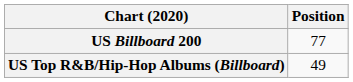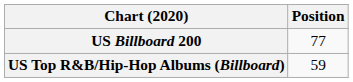(318, 65) 49 -> (318, 65) 59
